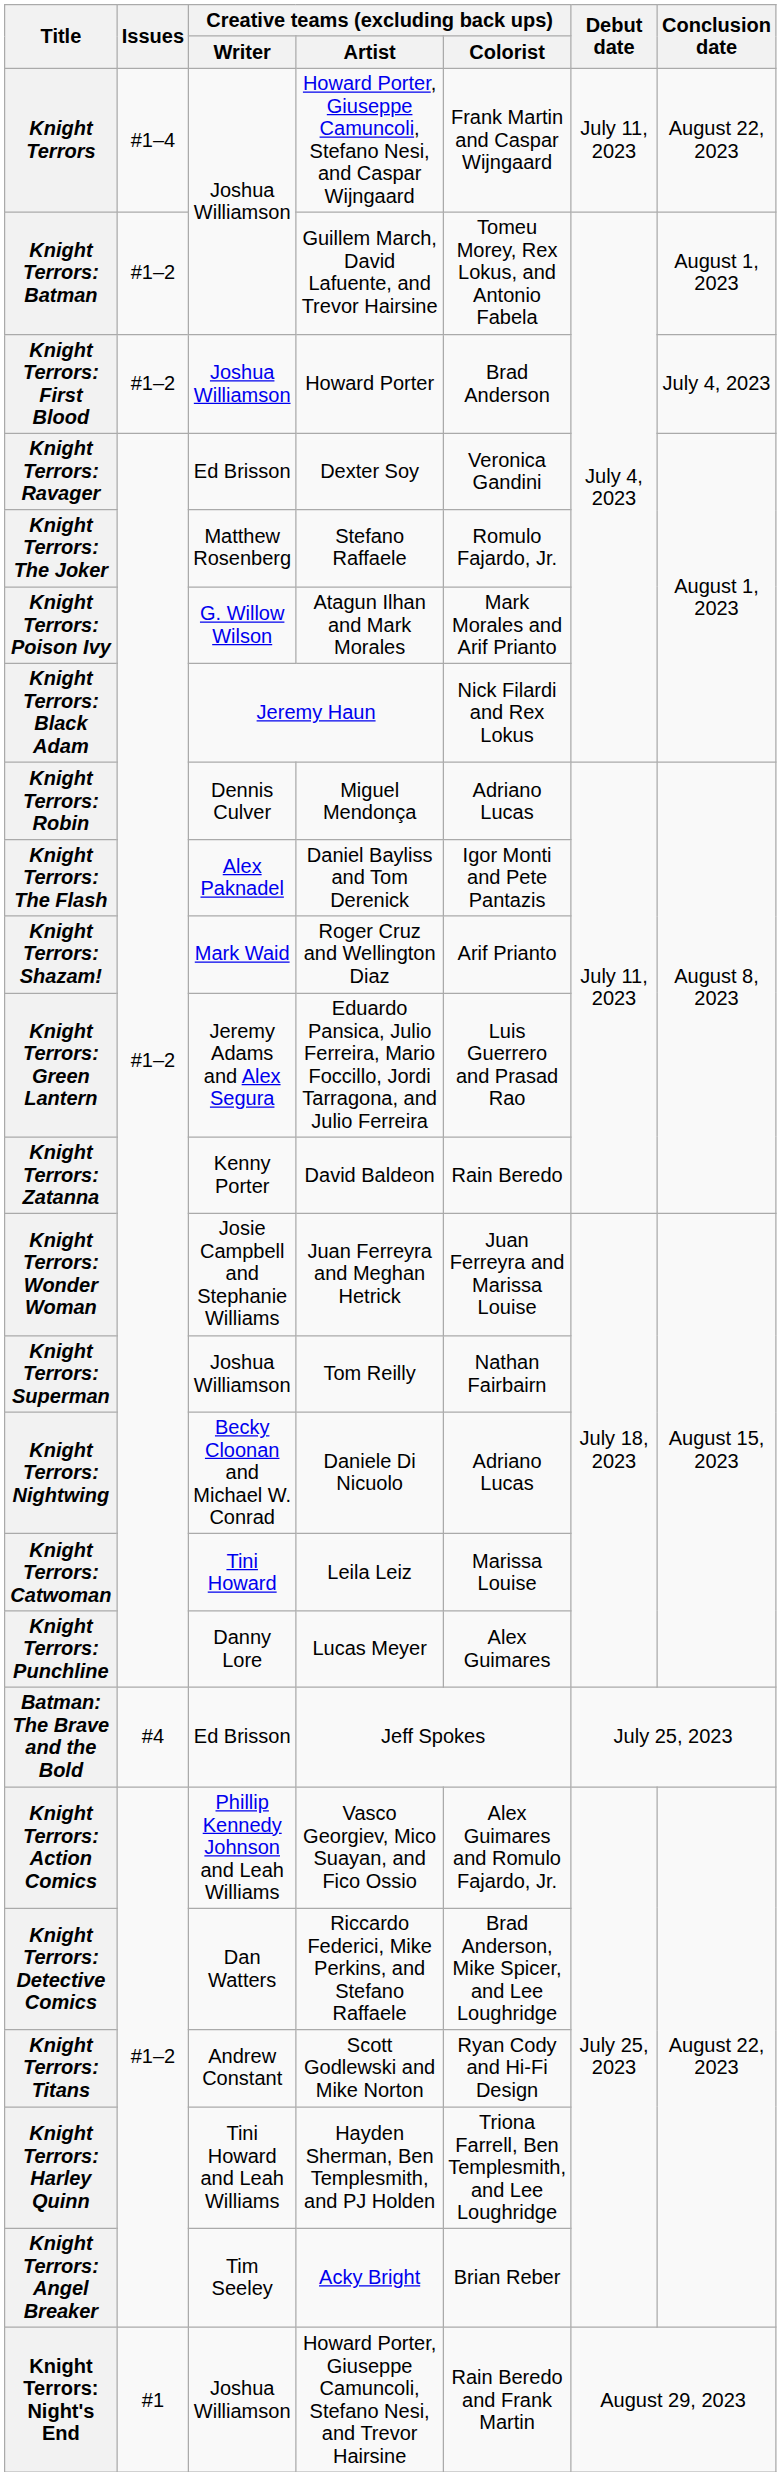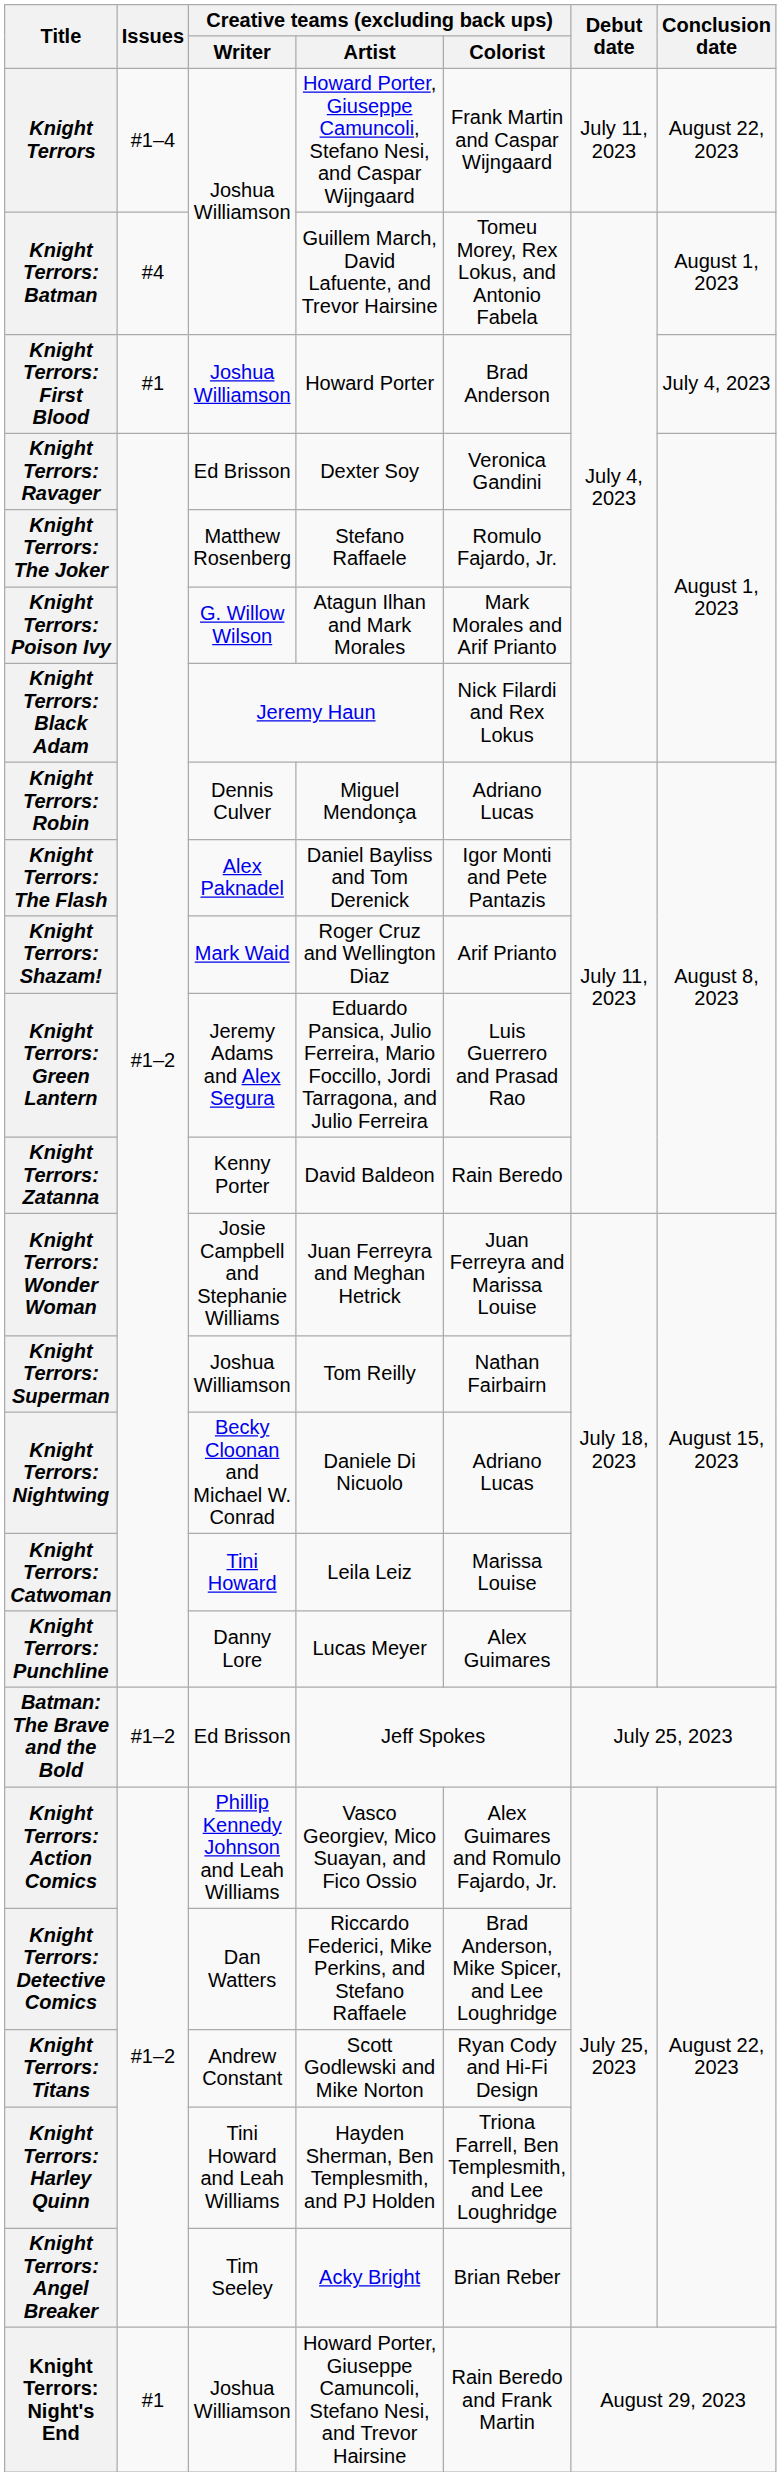(153, 273) #1–2 -> (153, 273) #4
(153, 383) #1–2 -> (153, 383) #1
(153, 1736) #4 -> (153, 1736) #1–2
